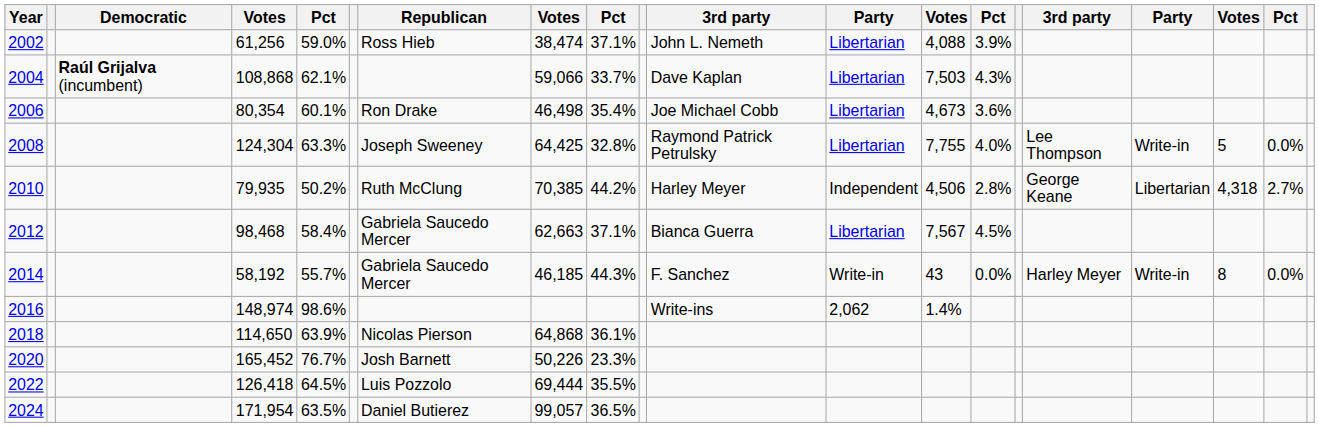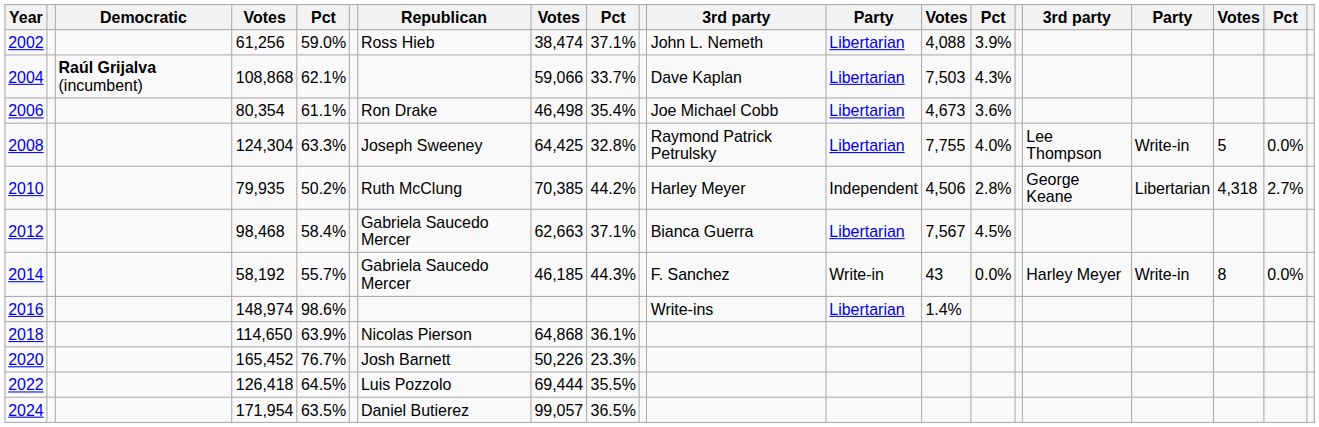(324, 111) 60.1% -> (324, 111) 61.1%
(849, 309) 2,062 -> (867, 309) Libertarian
